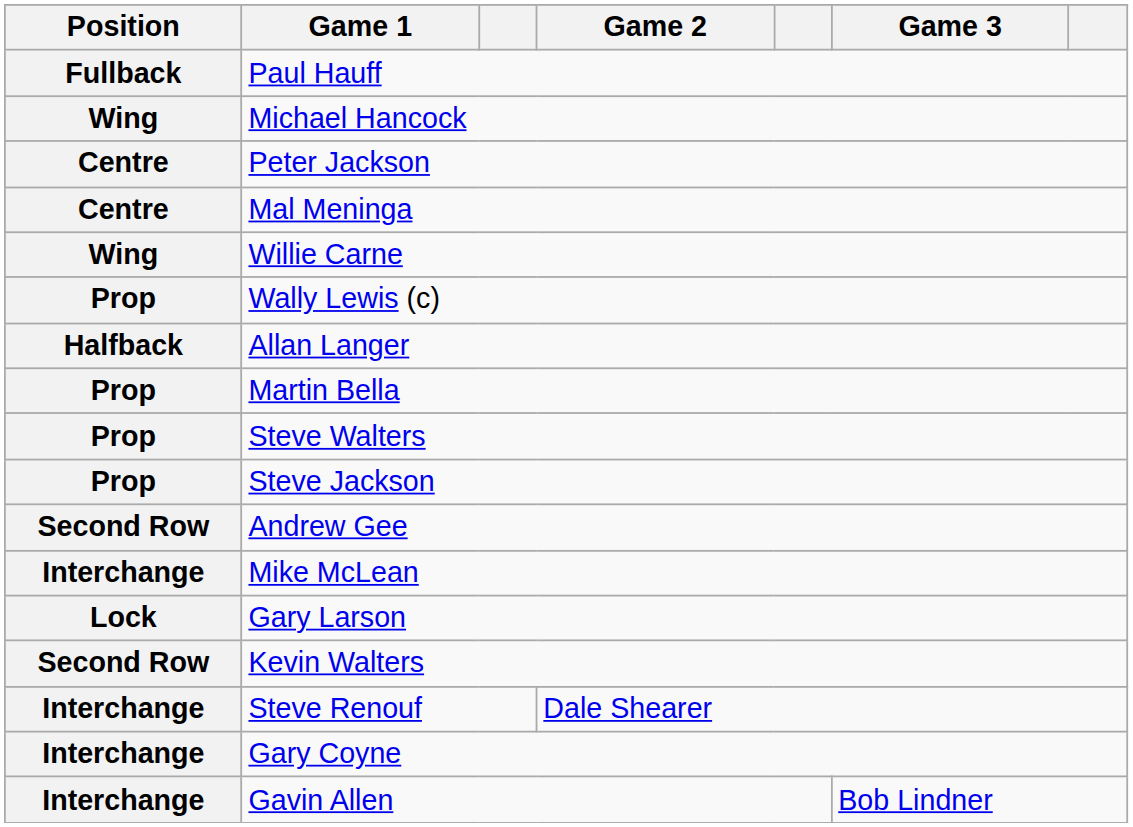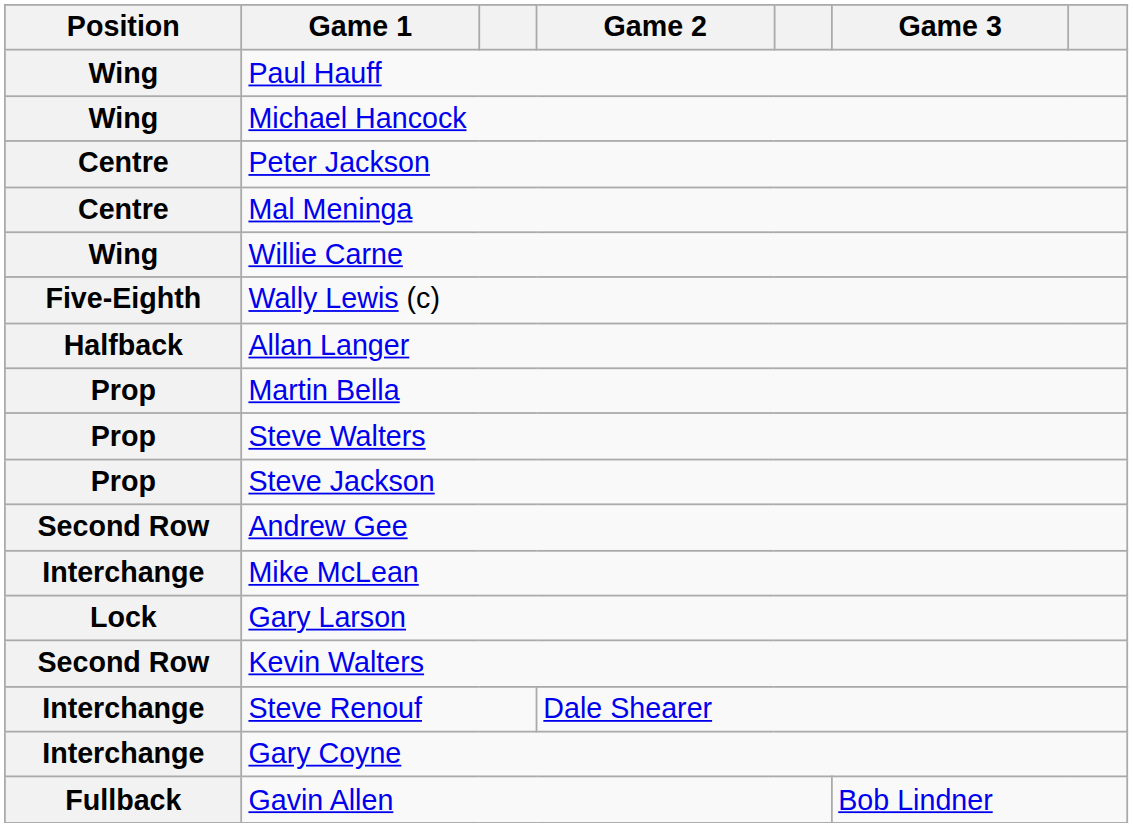(123, 72) Fullback -> (123, 72) Wing
(123, 299) Prop -> (123, 299) Five-Eighth
(123, 799) Interchange -> (123, 799) Fullback
